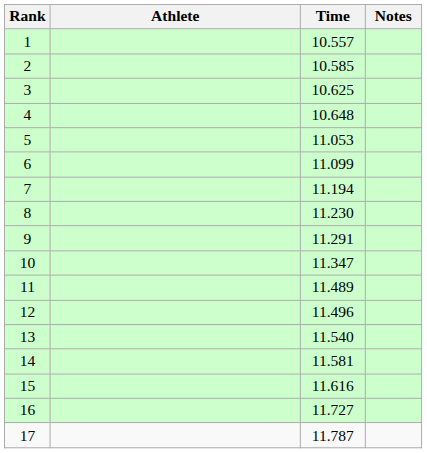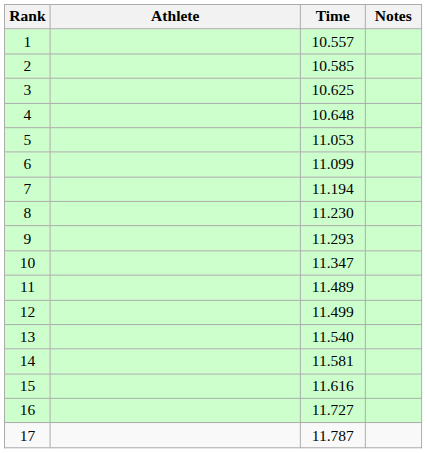(333, 238) 11.291 -> (333, 238) 11.293
(333, 312) 11.496 -> (333, 312) 11.499
